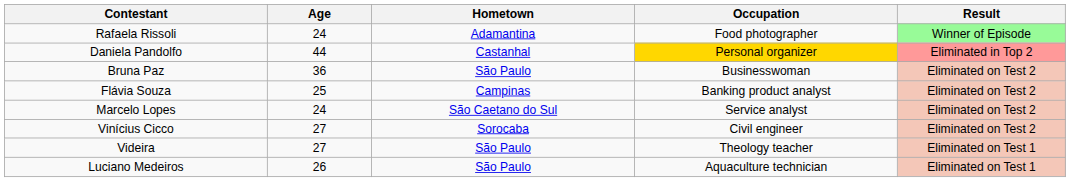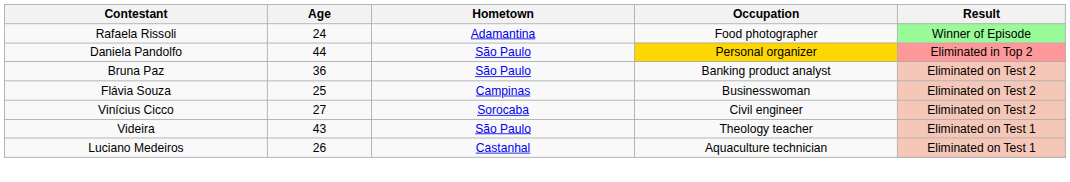(503, 53) Castanhal -> (503, 53) São Paulo
(766, 72) Businesswoman -> (766, 72) Banking product analyst
(766, 91) Banking product analyst -> (766, 91) Businesswoman
- row: (136, 110)
(320, 148) 27 -> (320, 129) 43
(503, 167) São Paulo -> (503, 148) Castanhal
